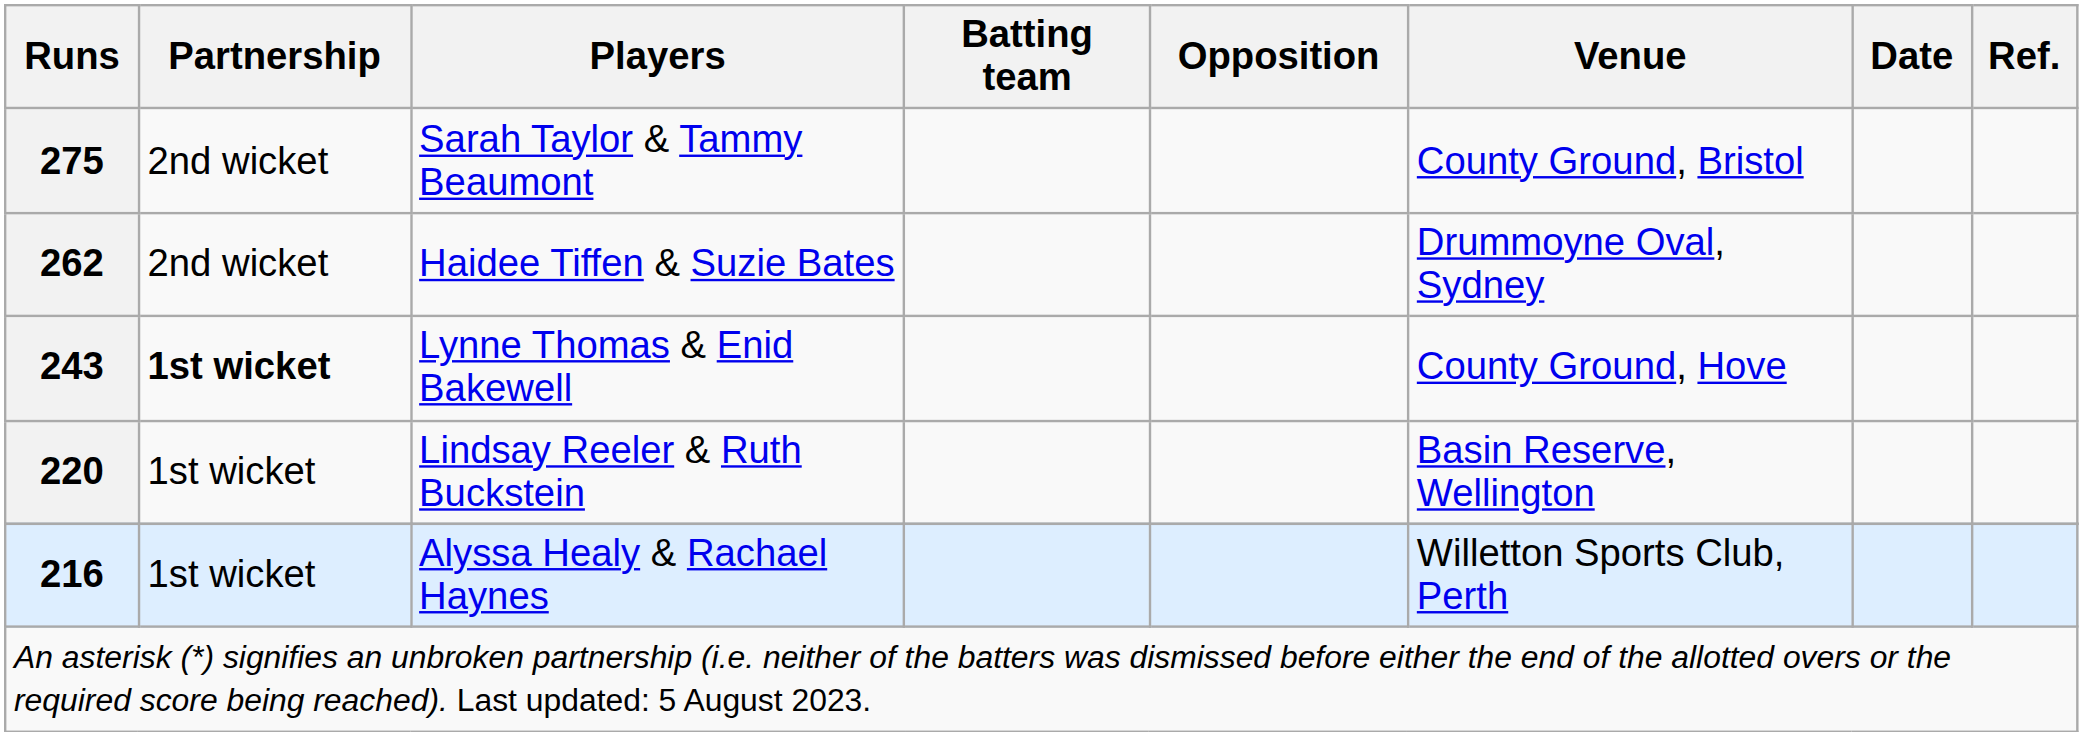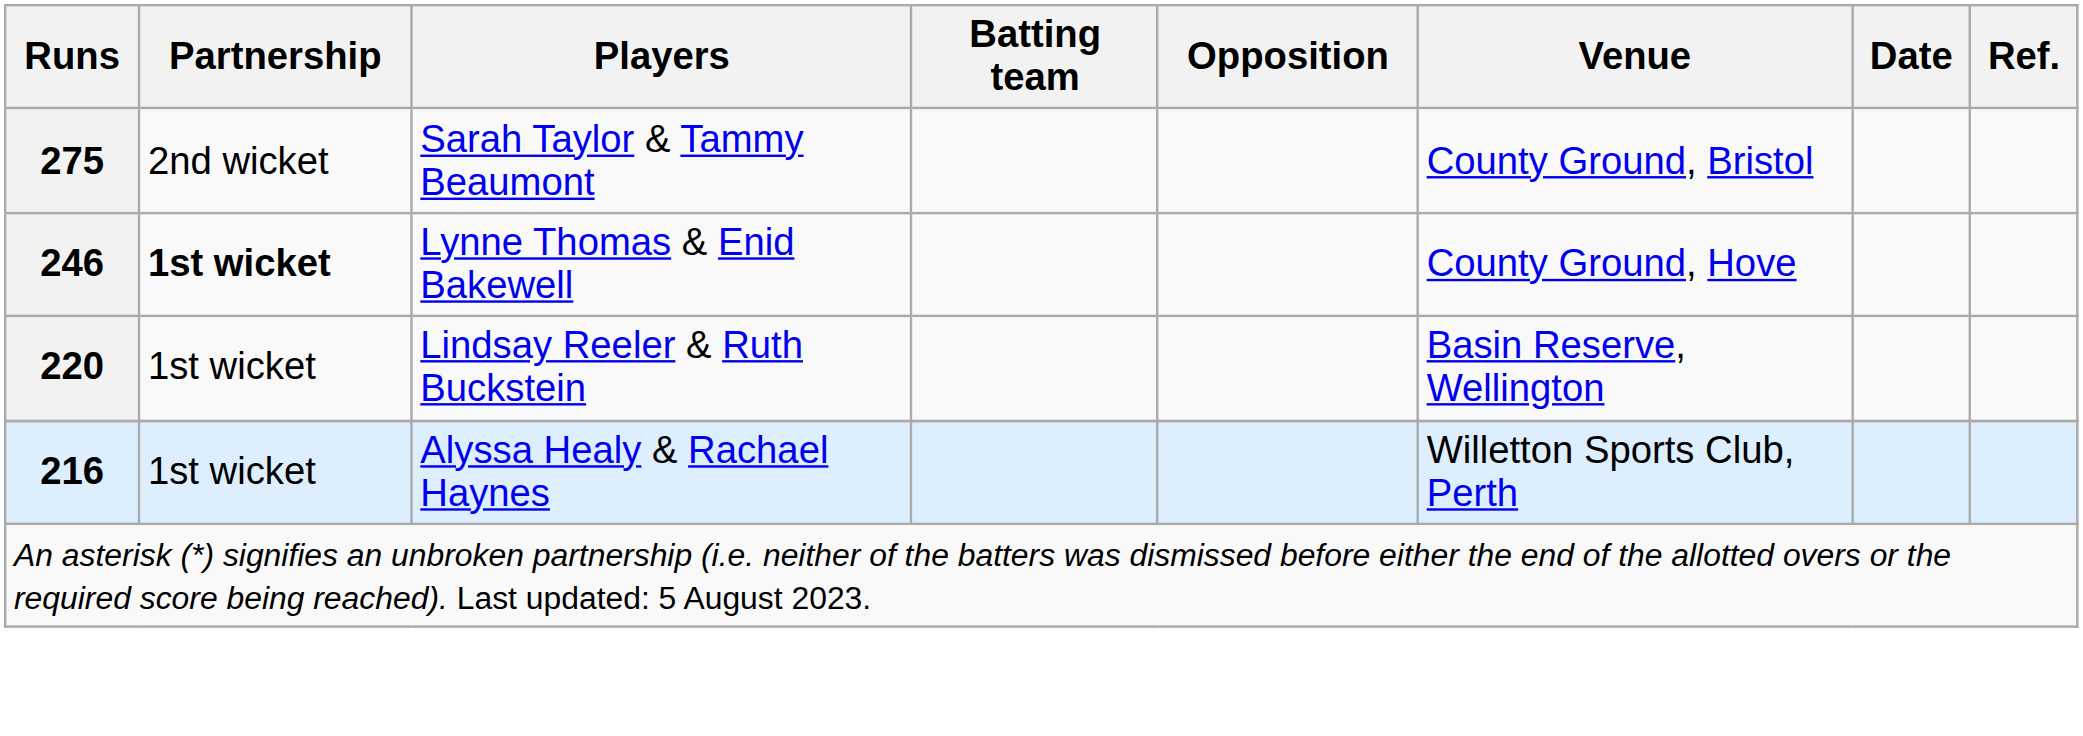- row: (657, 263)
(72, 367) 243 -> (72, 263) 246
